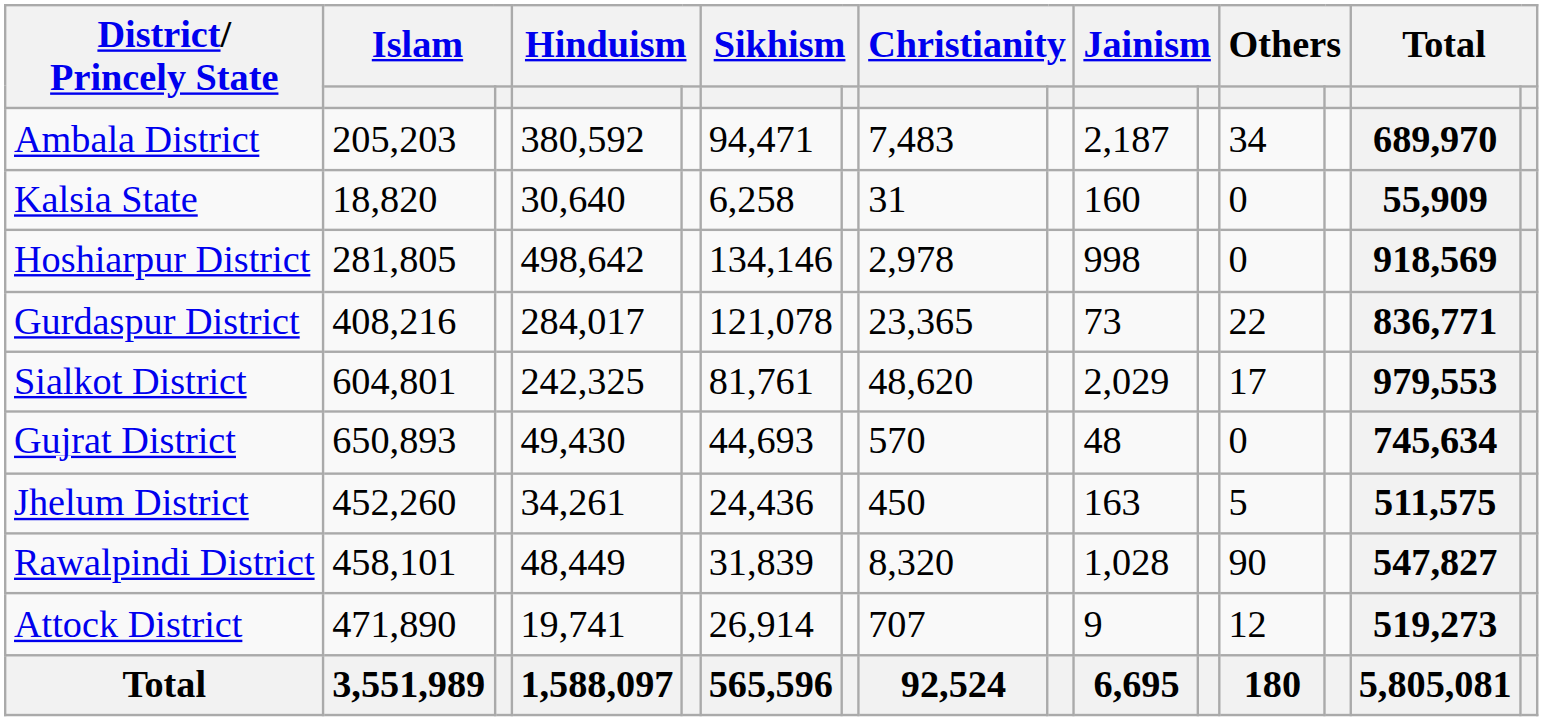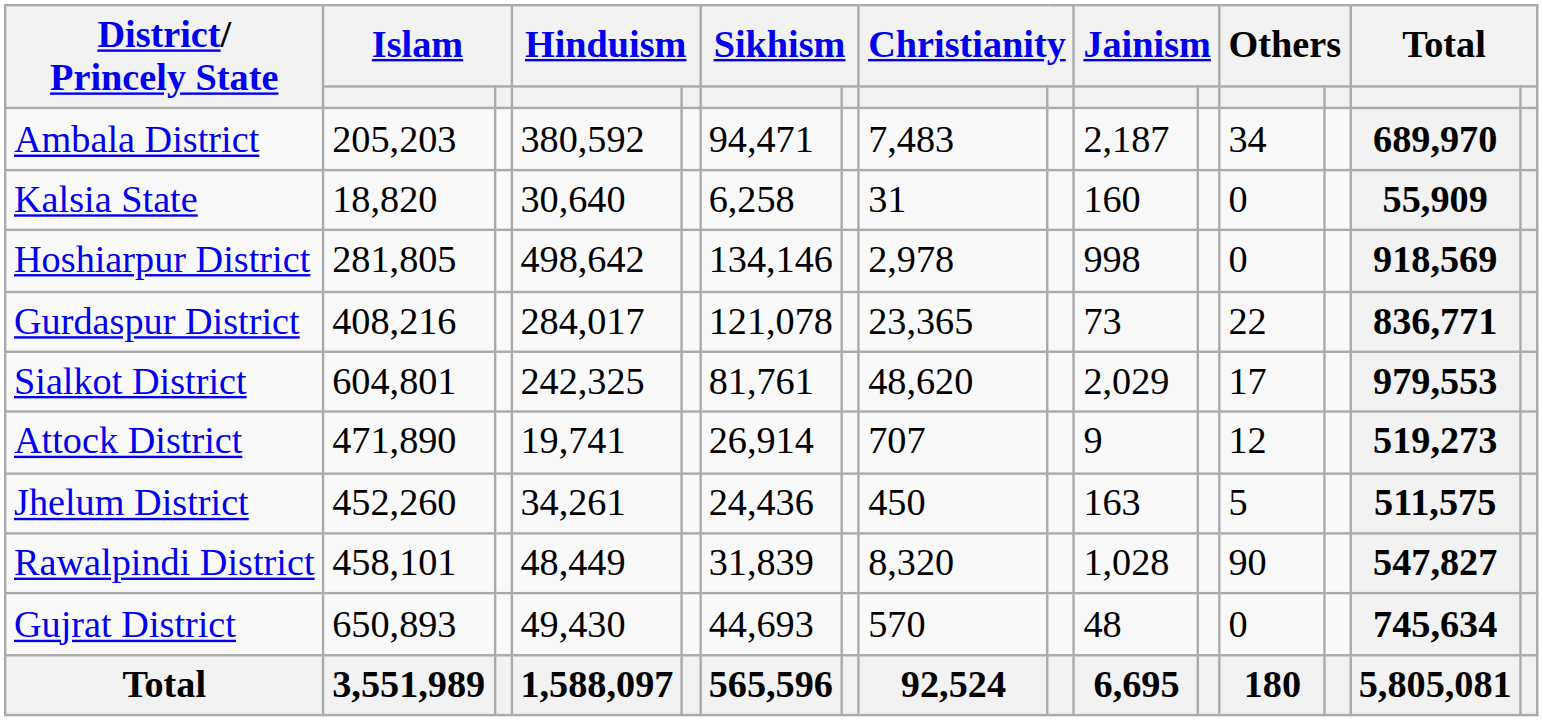rows swapped: (125, 441) <-> (128, 623)
